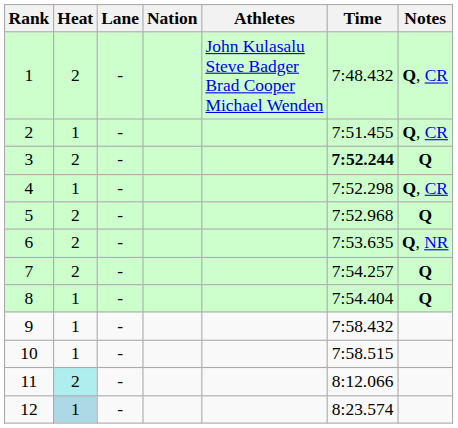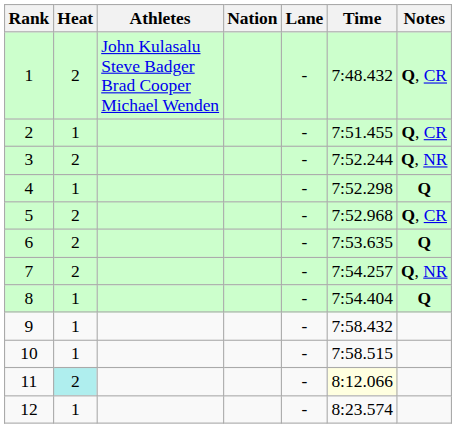columns swapped: (120, 18) <-> (264, 18)
(363, 160) bold -> (362, 160) normal
(425, 160) Q -> (424, 160) Q, NR
(425, 187) Q, CR -> (424, 187) Q
(425, 215) Q -> (424, 215) Q, CR
(425, 243) Q, NR -> (424, 243) Q
(425, 270) Q -> (424, 270) Q, NR
(363, 381) no background -> (362, 381) lightyellow background
(75, 409) lightblue background -> (75, 409) no background
